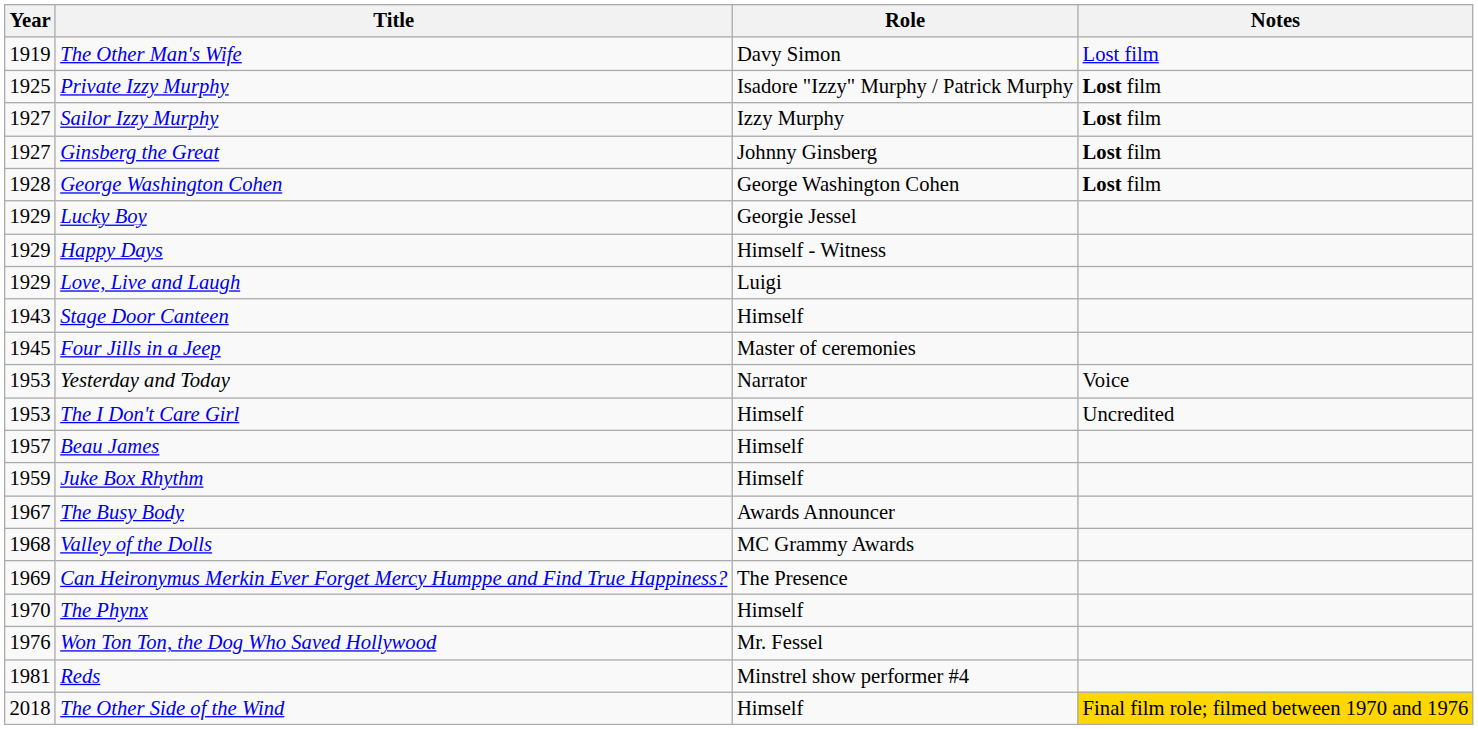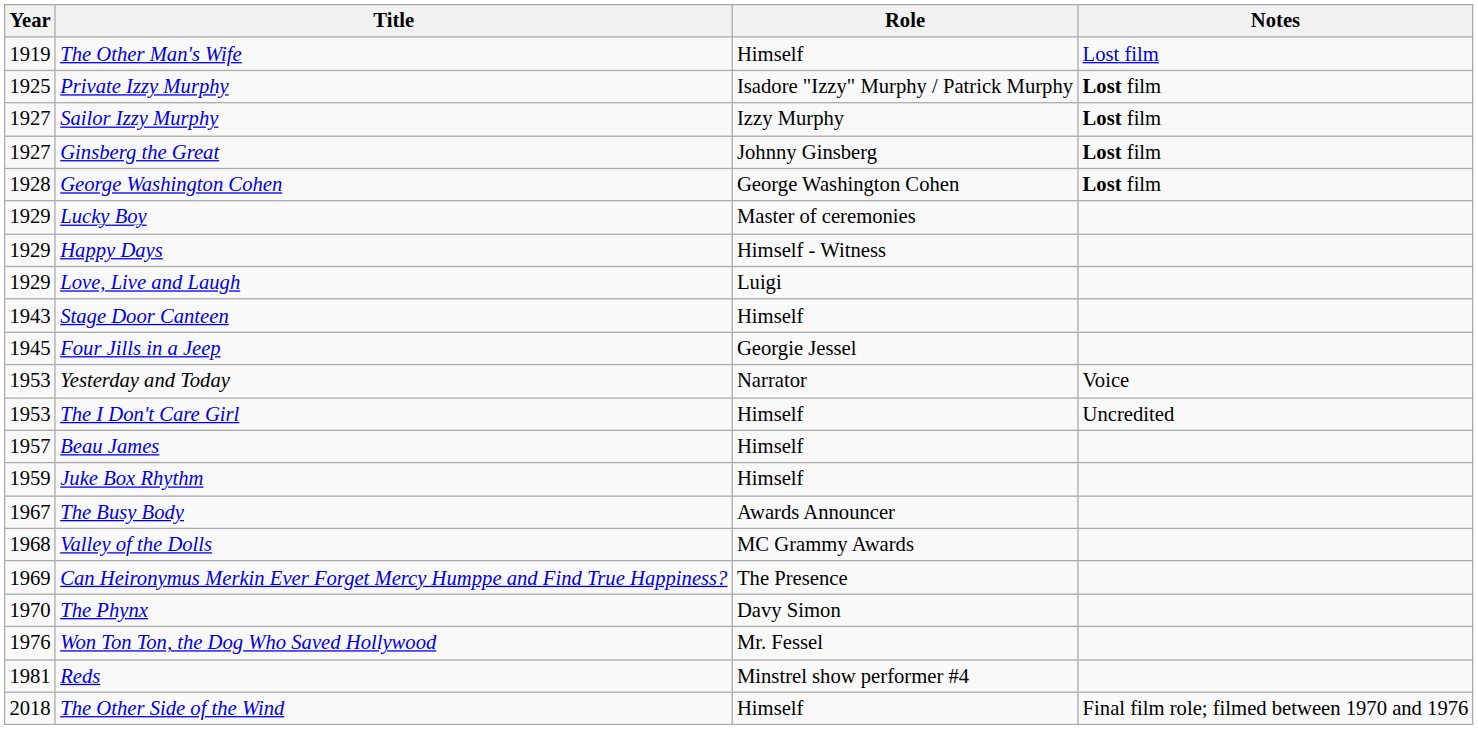(789, 53) Davy Simon -> (770, 53) Himself
(797, 217) Georgie Jessel -> (826, 217) Master of ceremonies
(826, 348) Master of ceremonies -> (797, 348) Georgie Jessel
(770, 610) Himself -> (789, 610) Davy Simon
(1275, 708) gold background -> (1275, 708) no background
